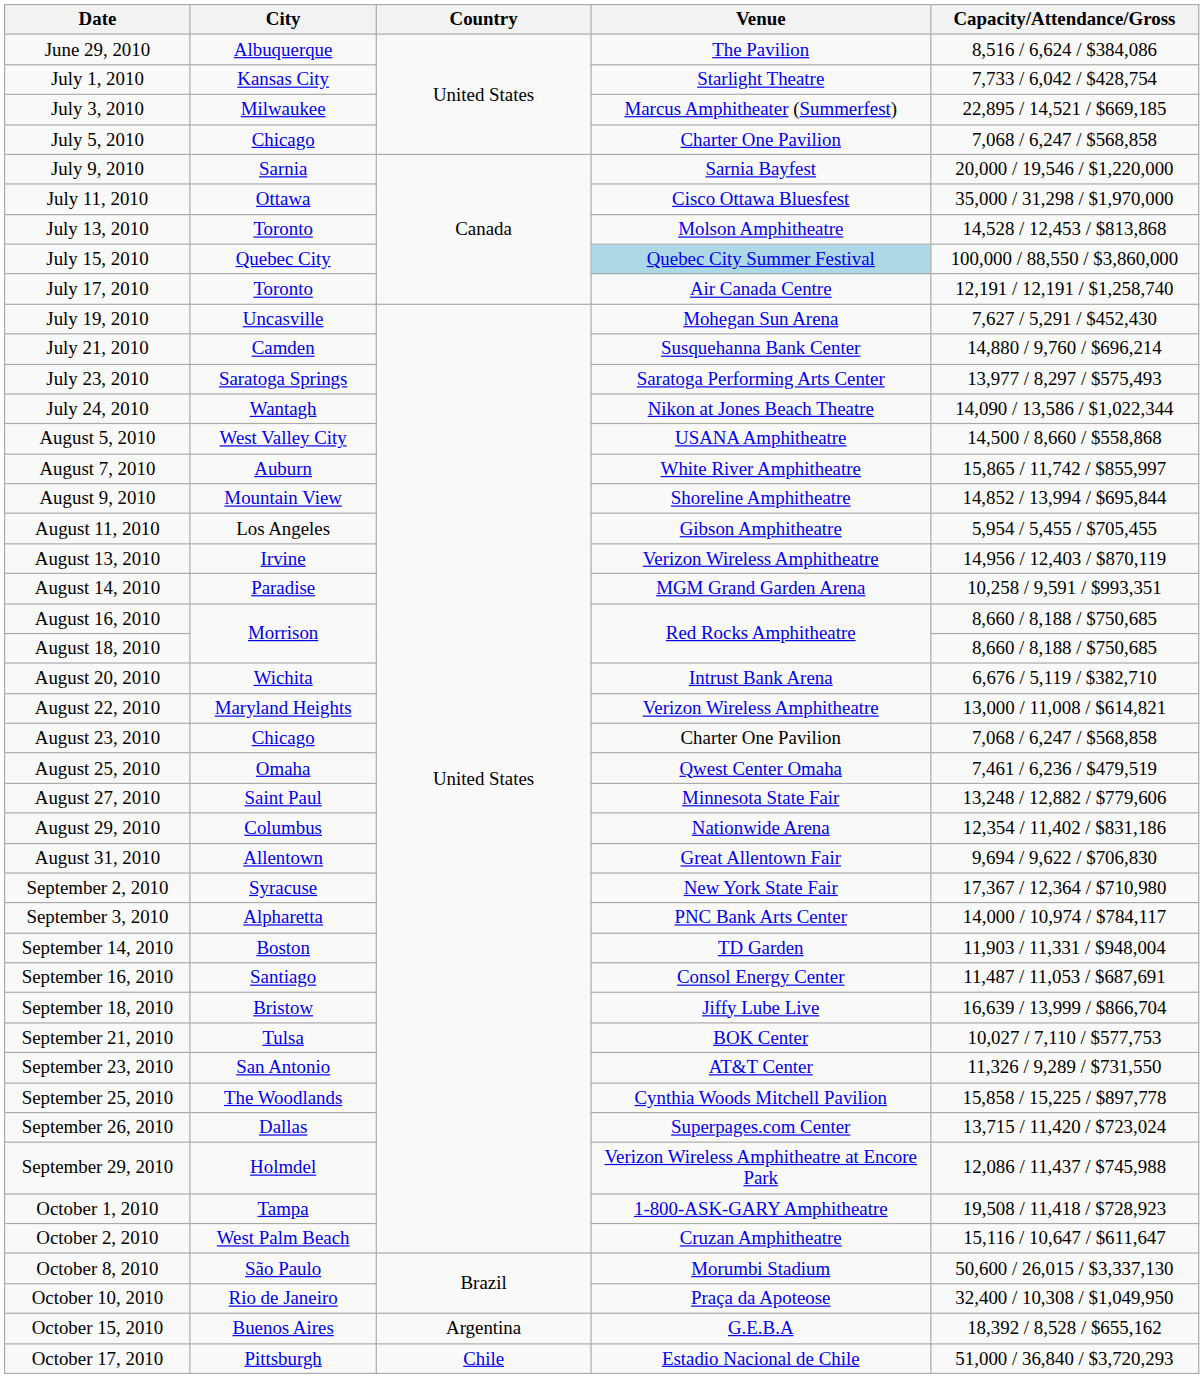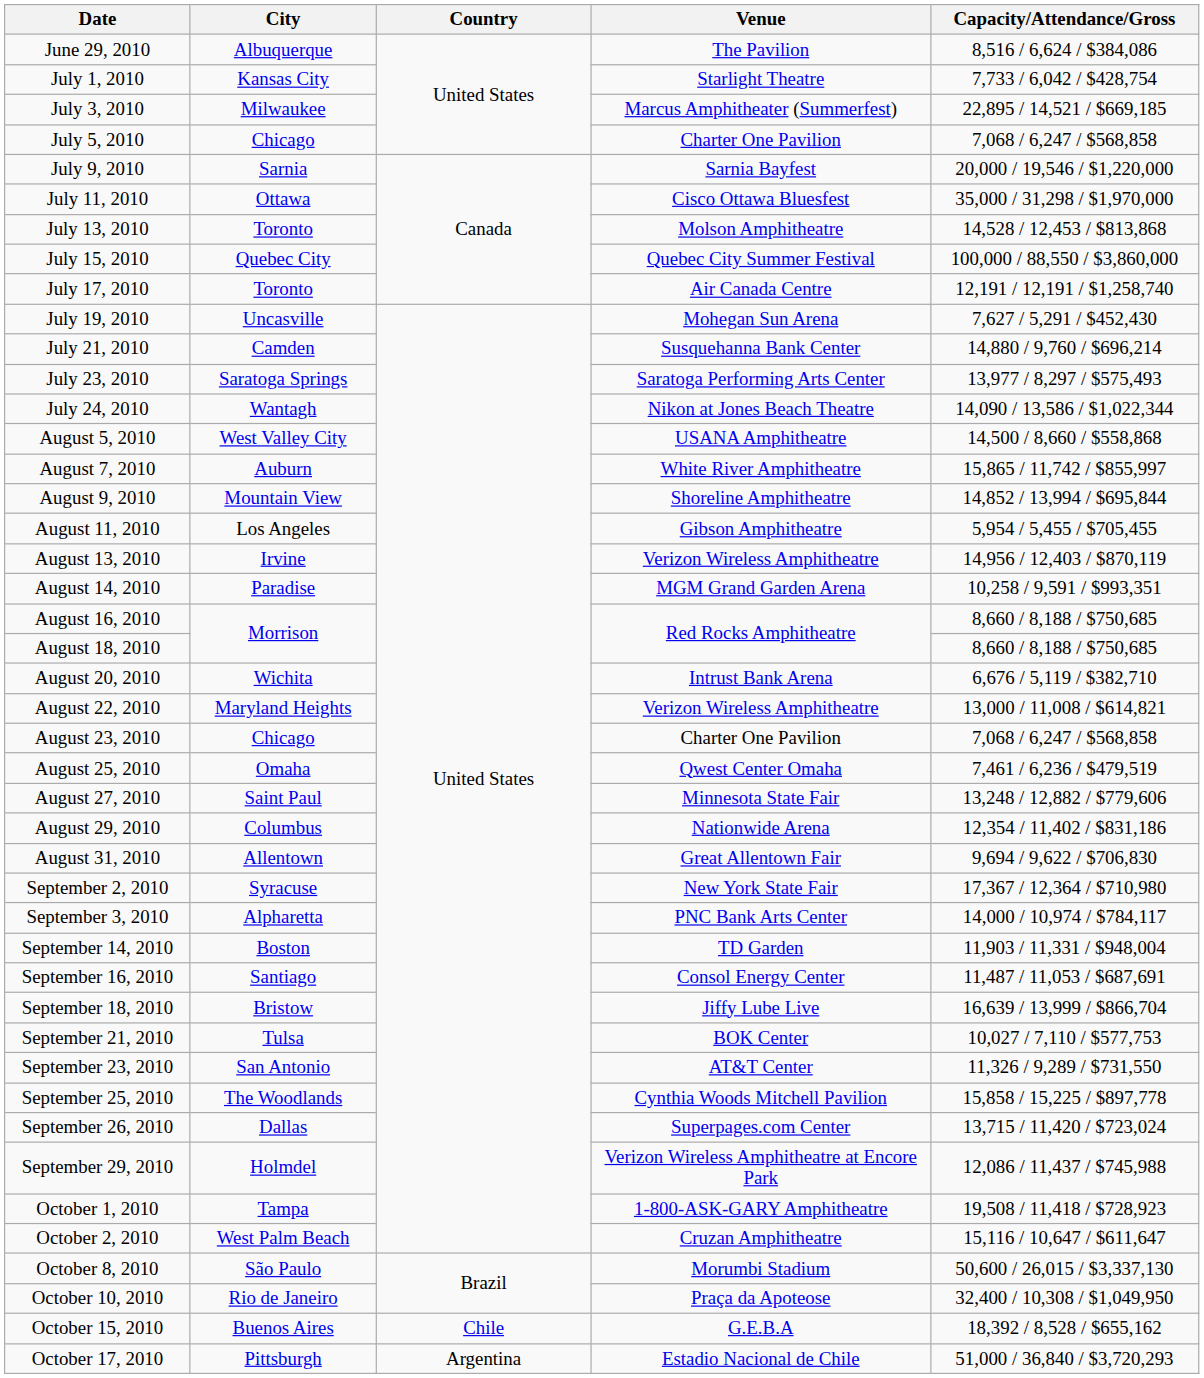(761, 259) lightblue background -> (761, 259) no background
(484, 1328) Argentina -> (484, 1328) Chile
(484, 1358) Chile -> (484, 1358) Argentina
